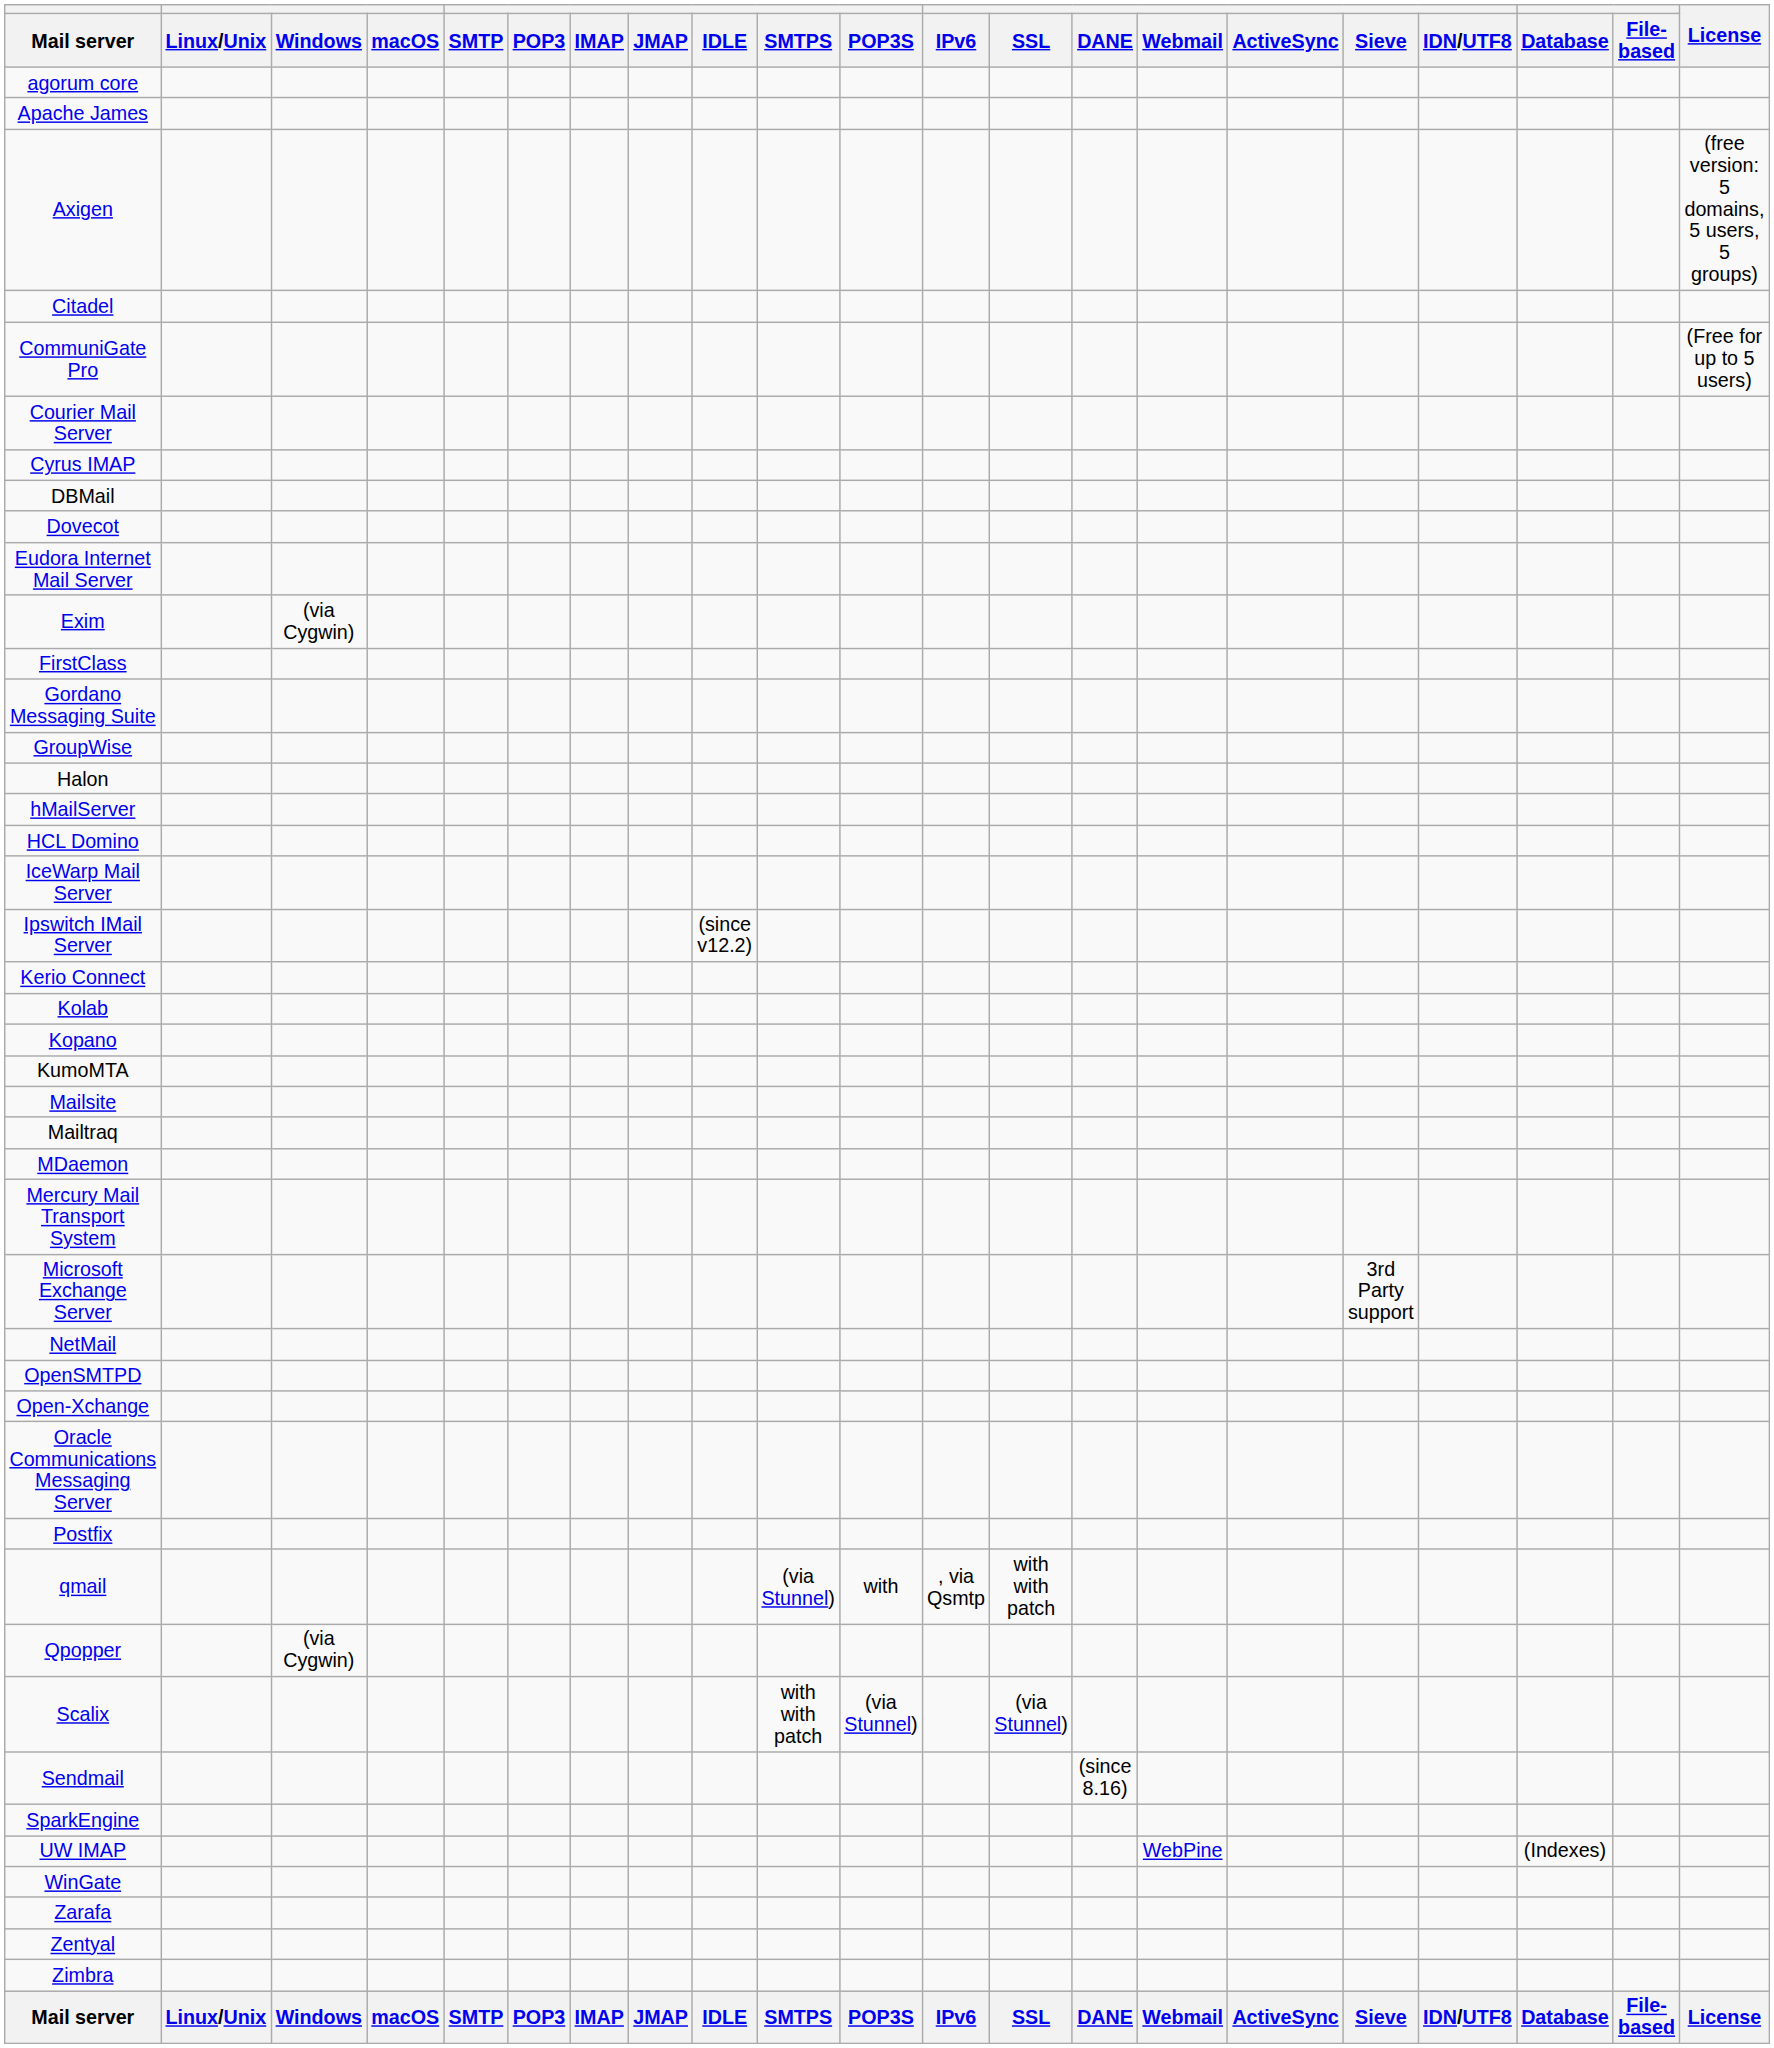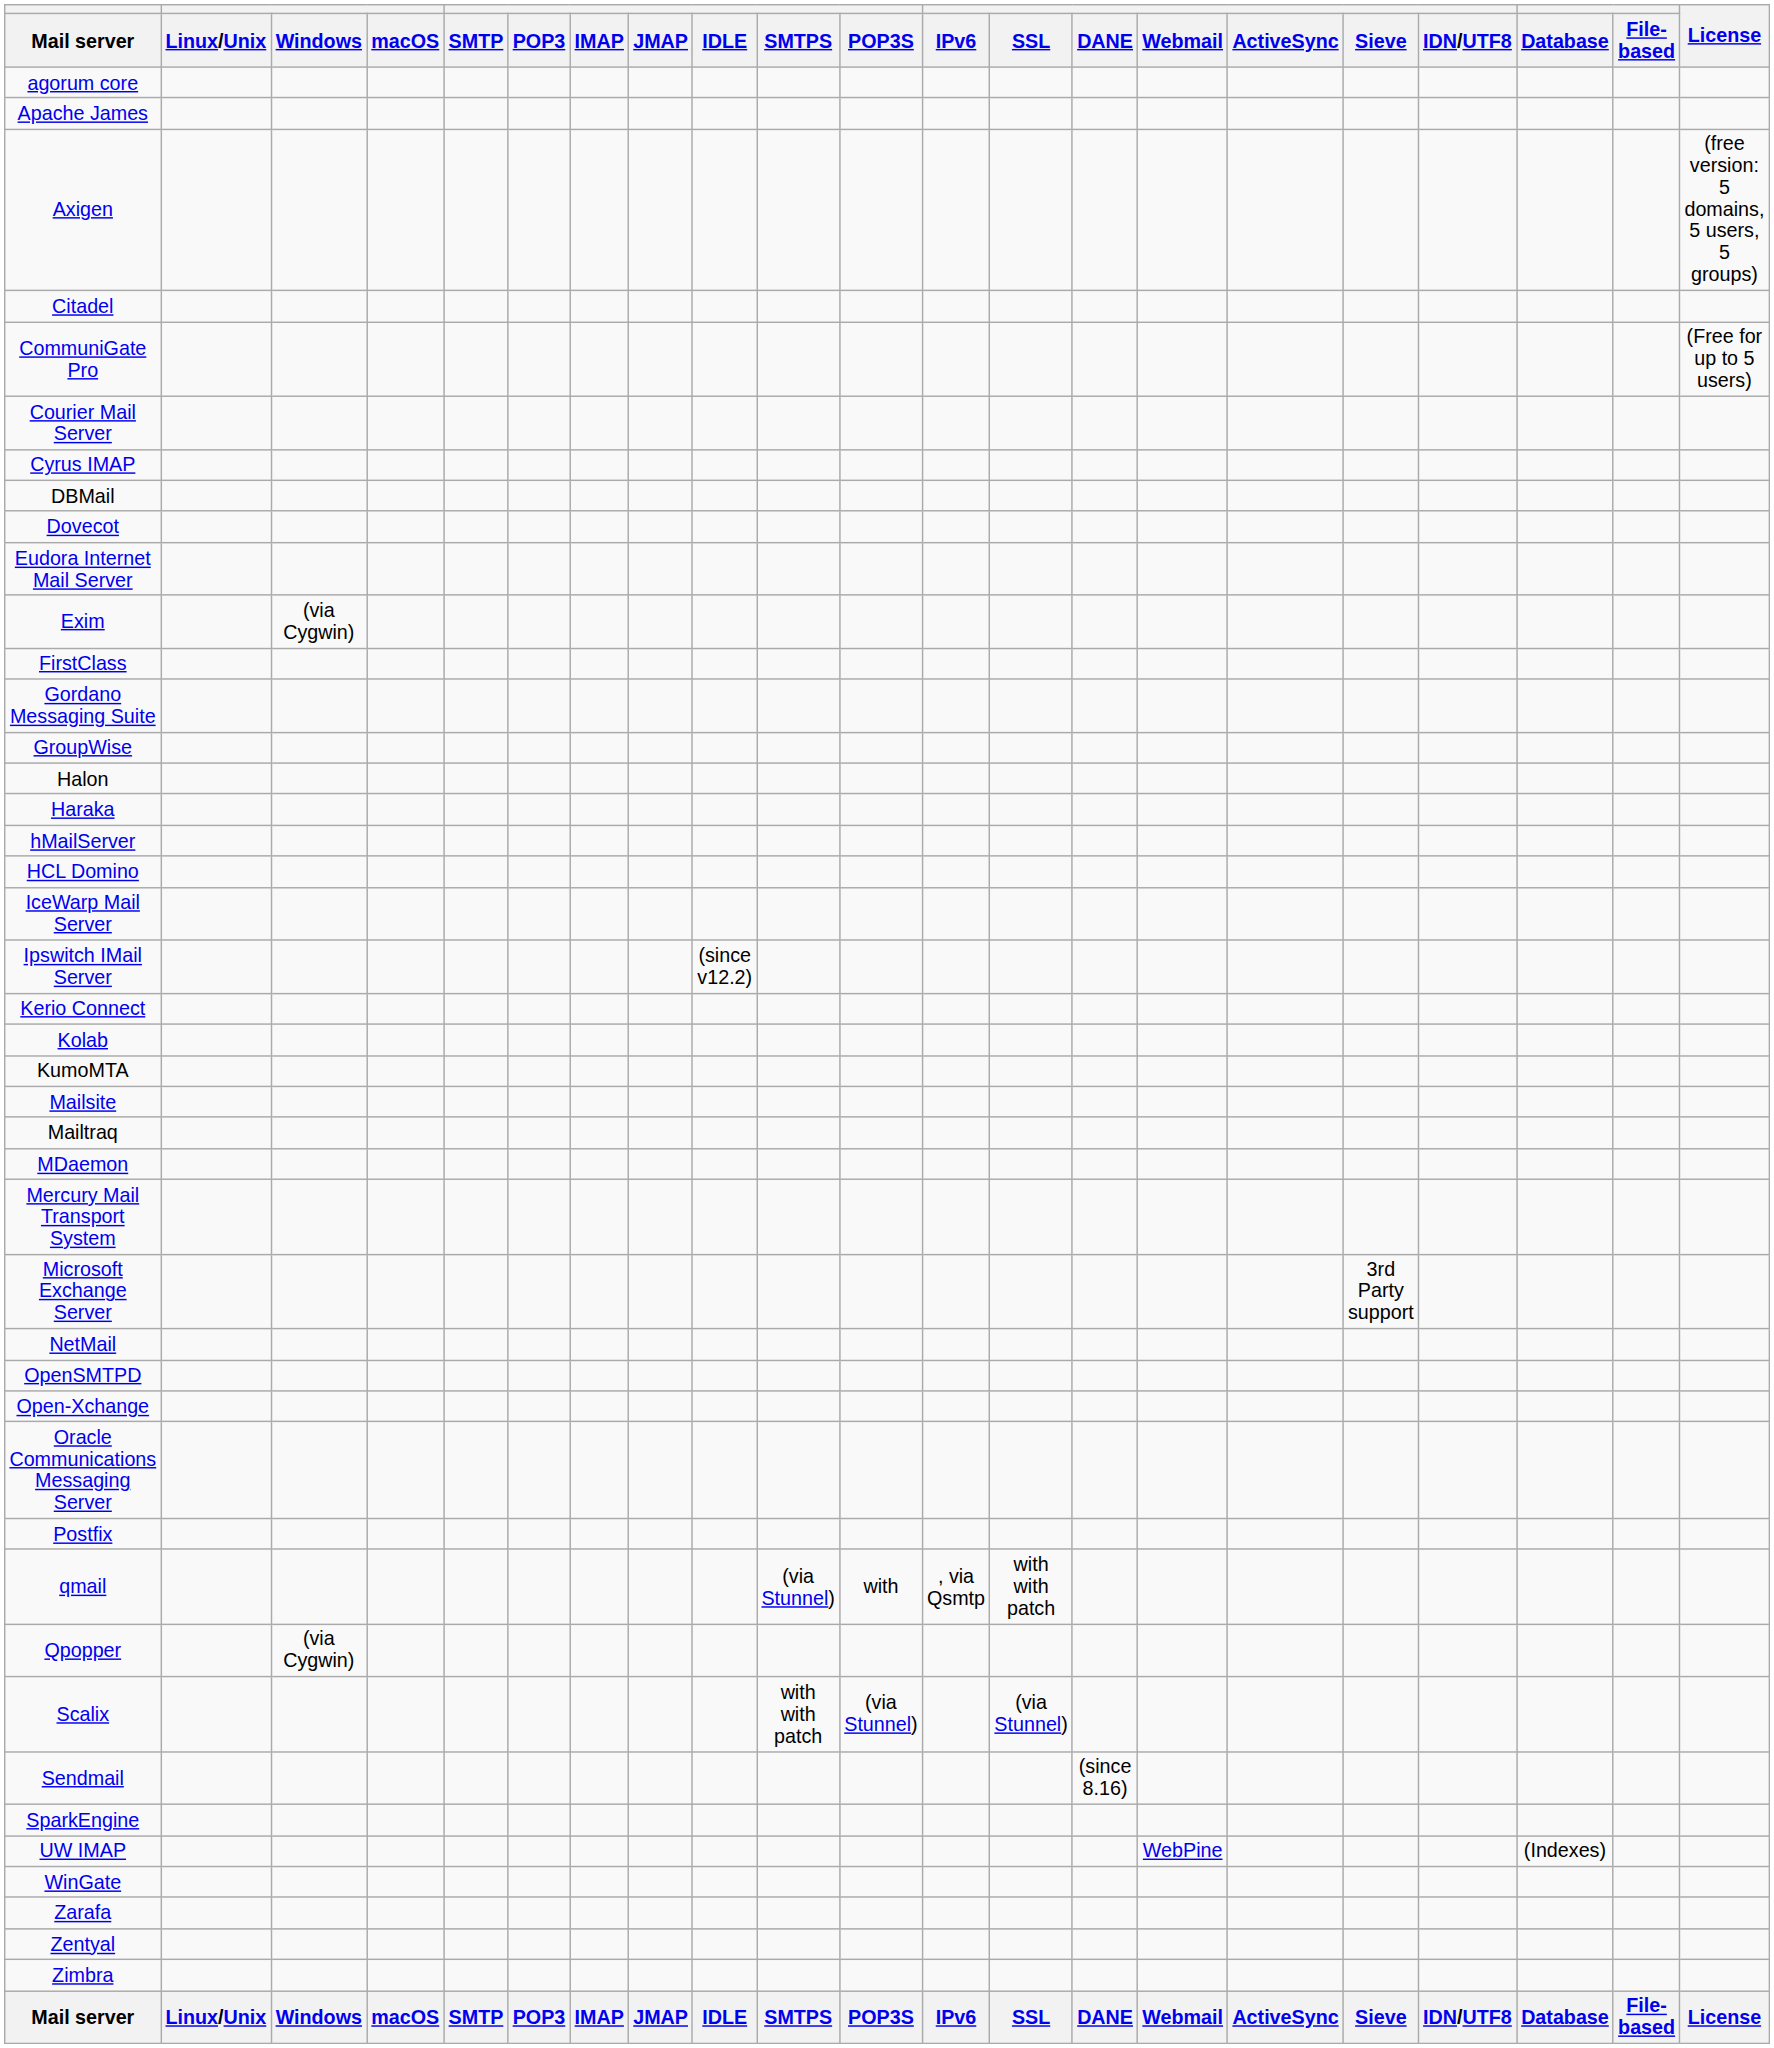+ row: (83, 809)
- row: (83, 1039)
